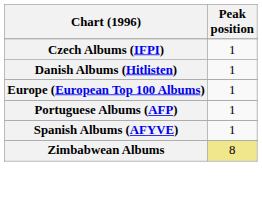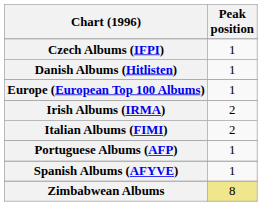+ row: (106, 110)
+ row: (106, 130)
